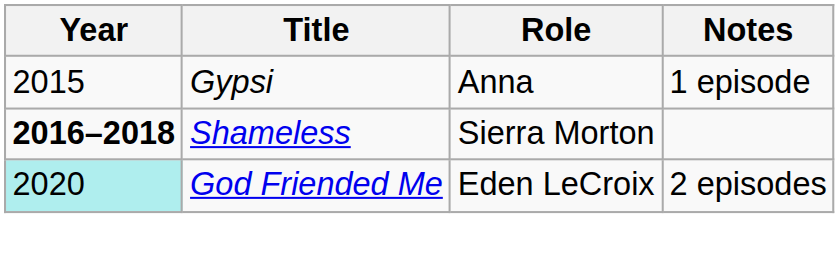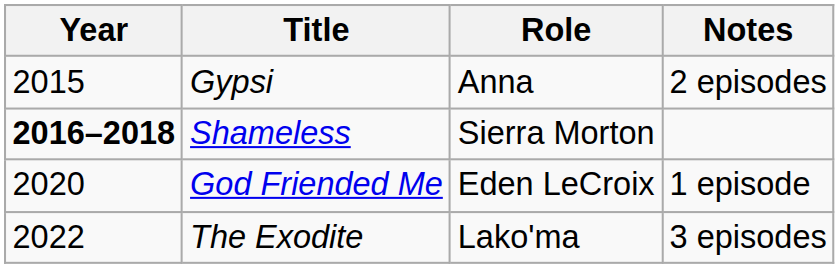(740, 81) 1 episode -> (748, 81) 2 episodes
(49, 184) paleturquoise background -> (49, 184) no background
(748, 184) 2 episodes -> (740, 184) 1 episode
+ row: (277, 236)
